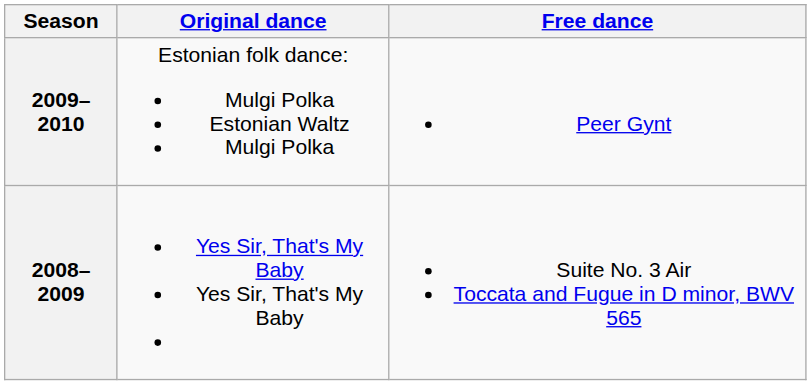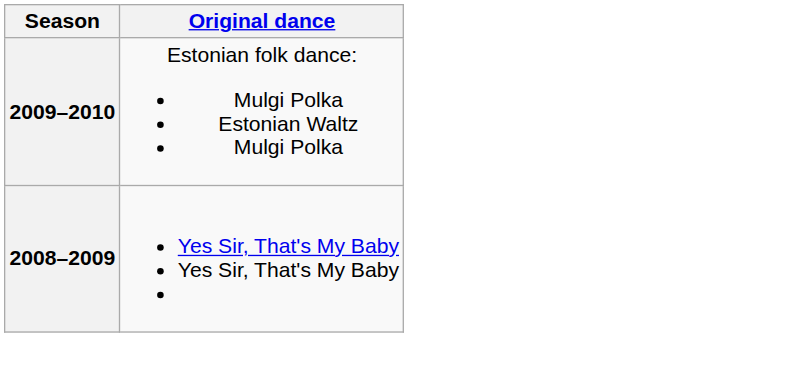- column: (597, 21)
